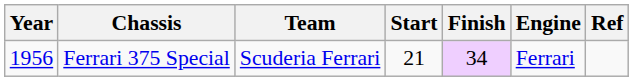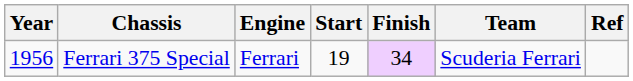columns swapped: (548, 22) <-> (310, 22)
(414, 58) 21 -> (339, 58) 19
